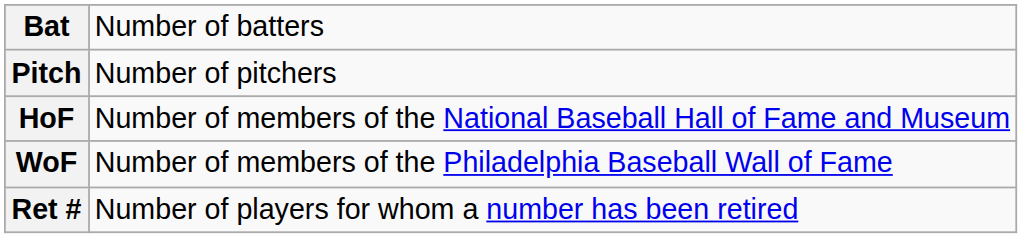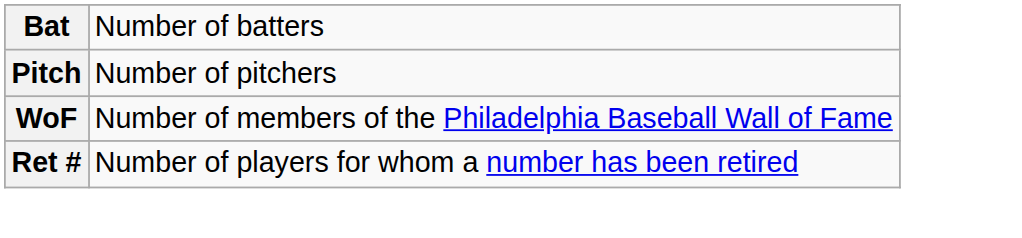- row: (46, 118)
